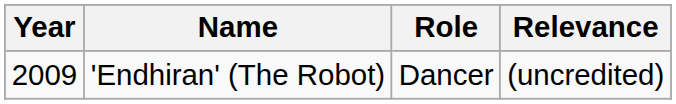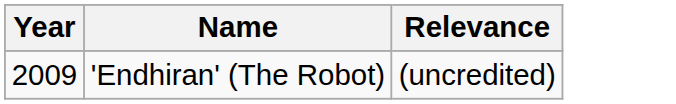- column: (446, 27)
